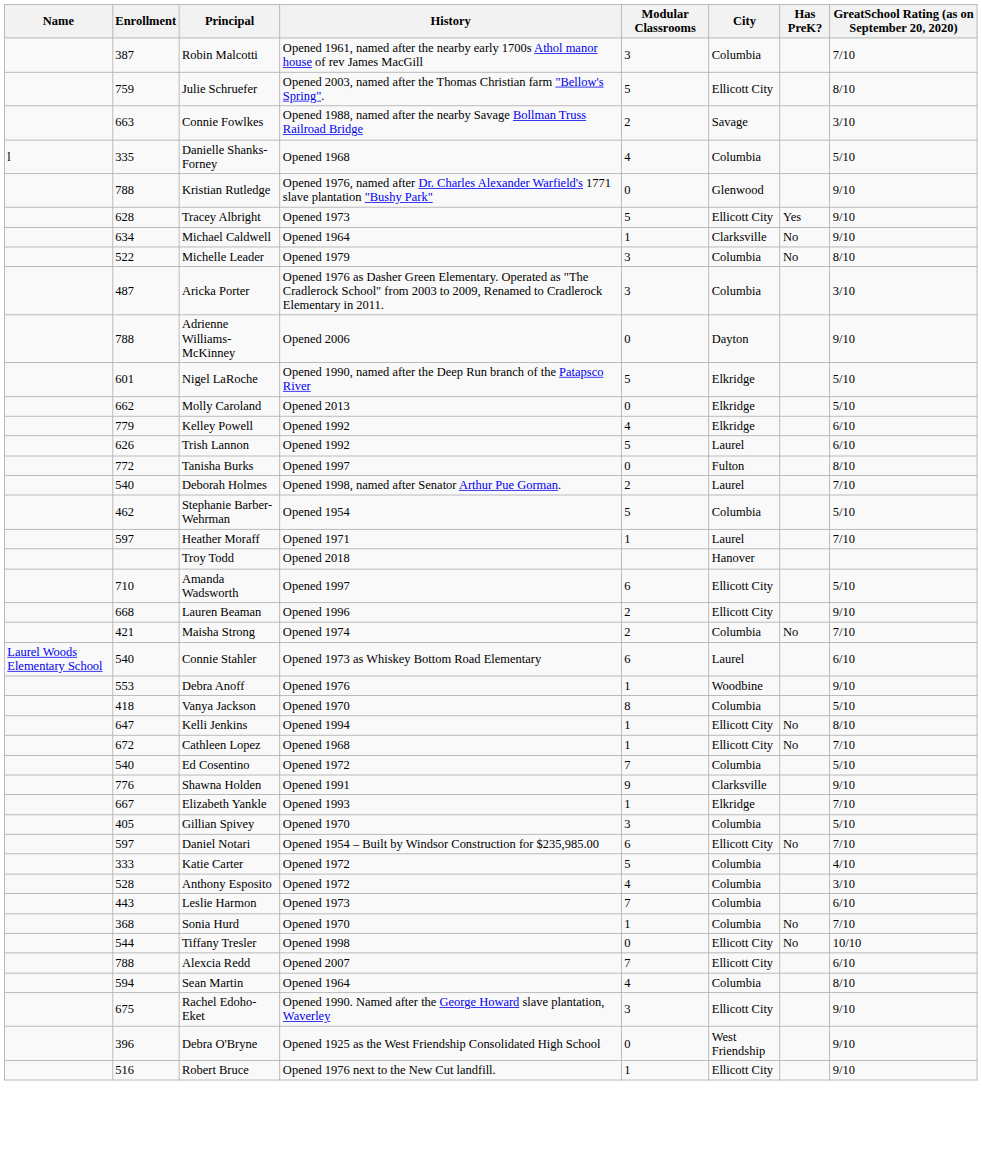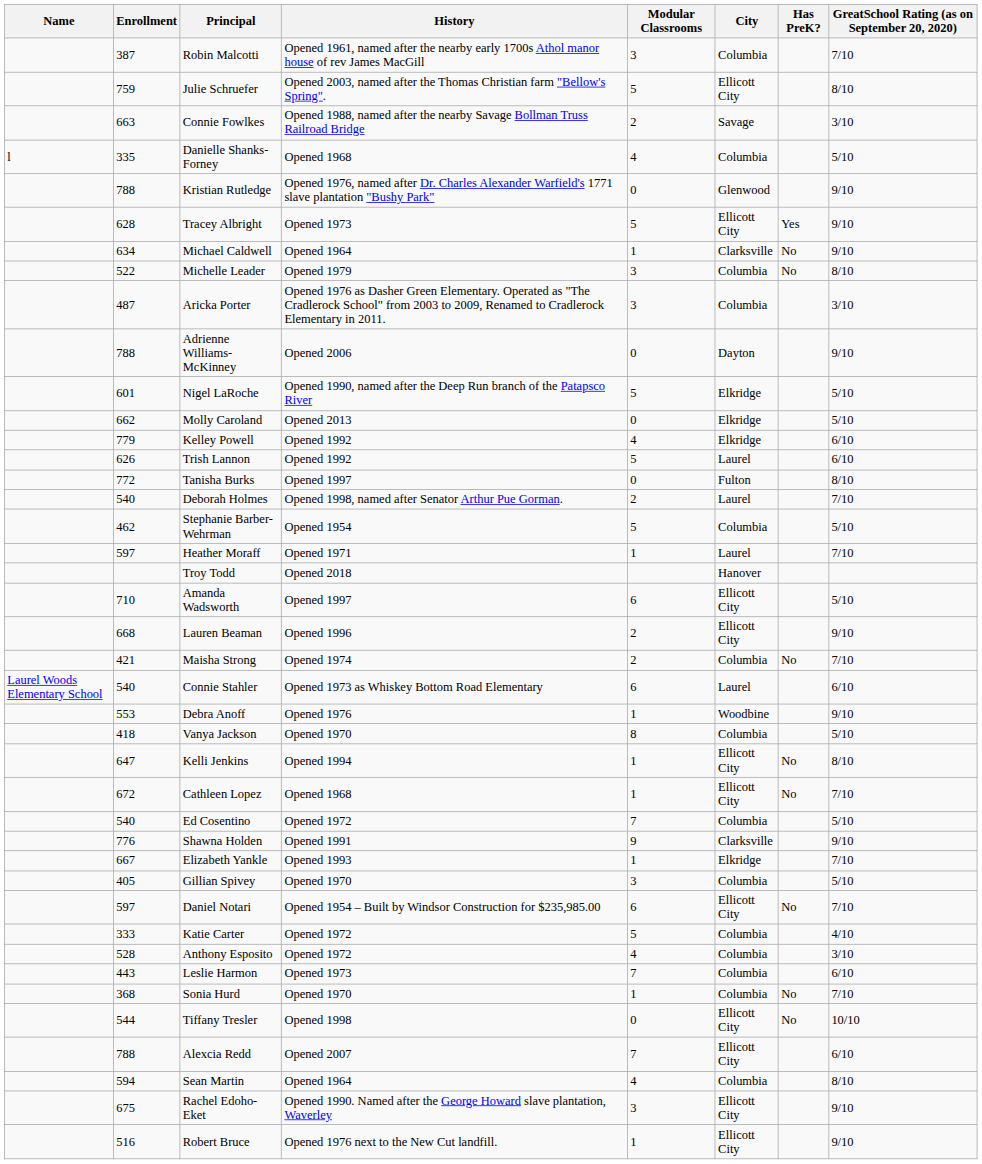- row: (220, 1043)
